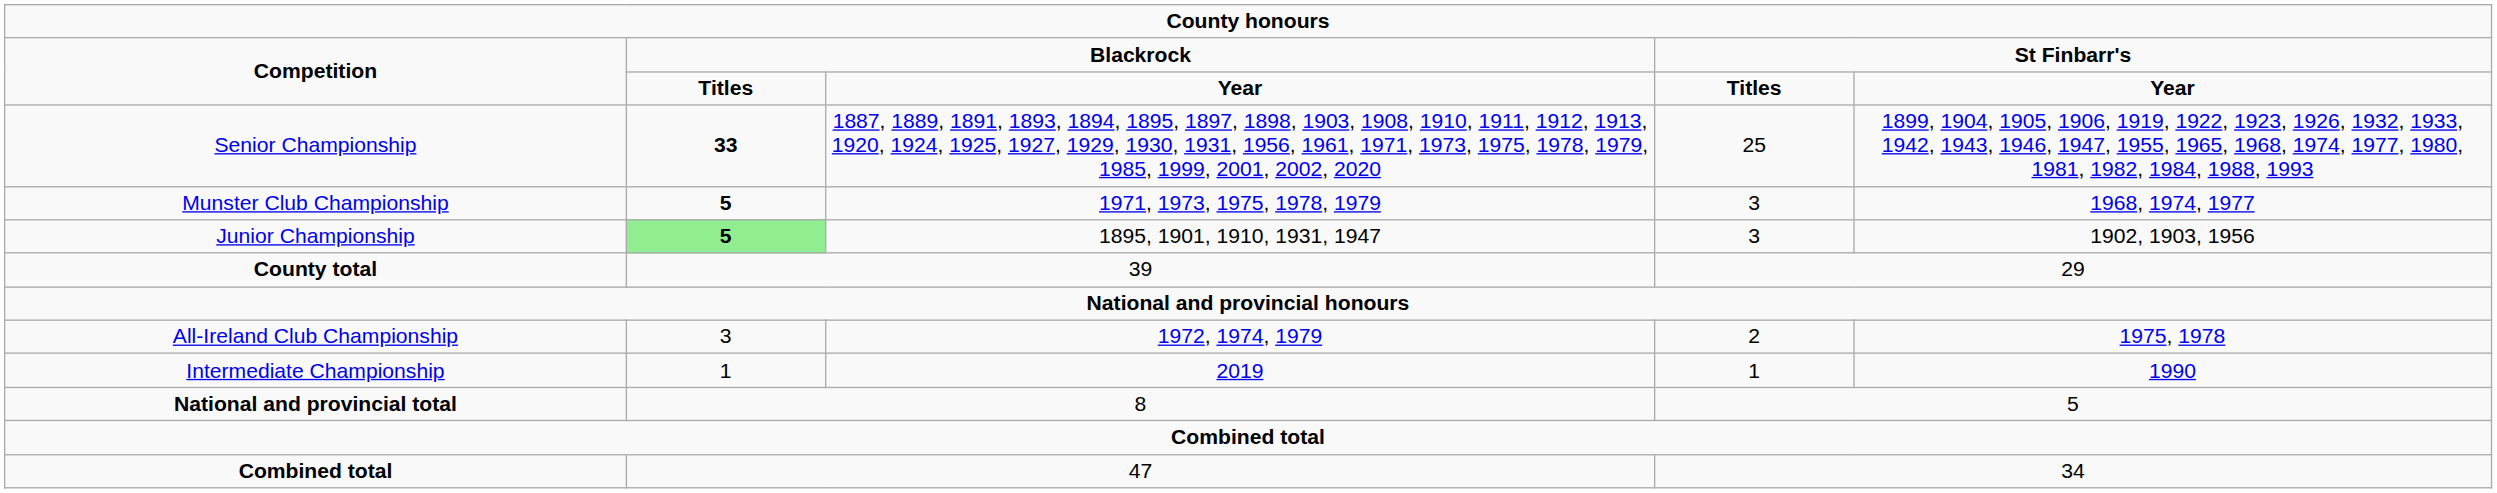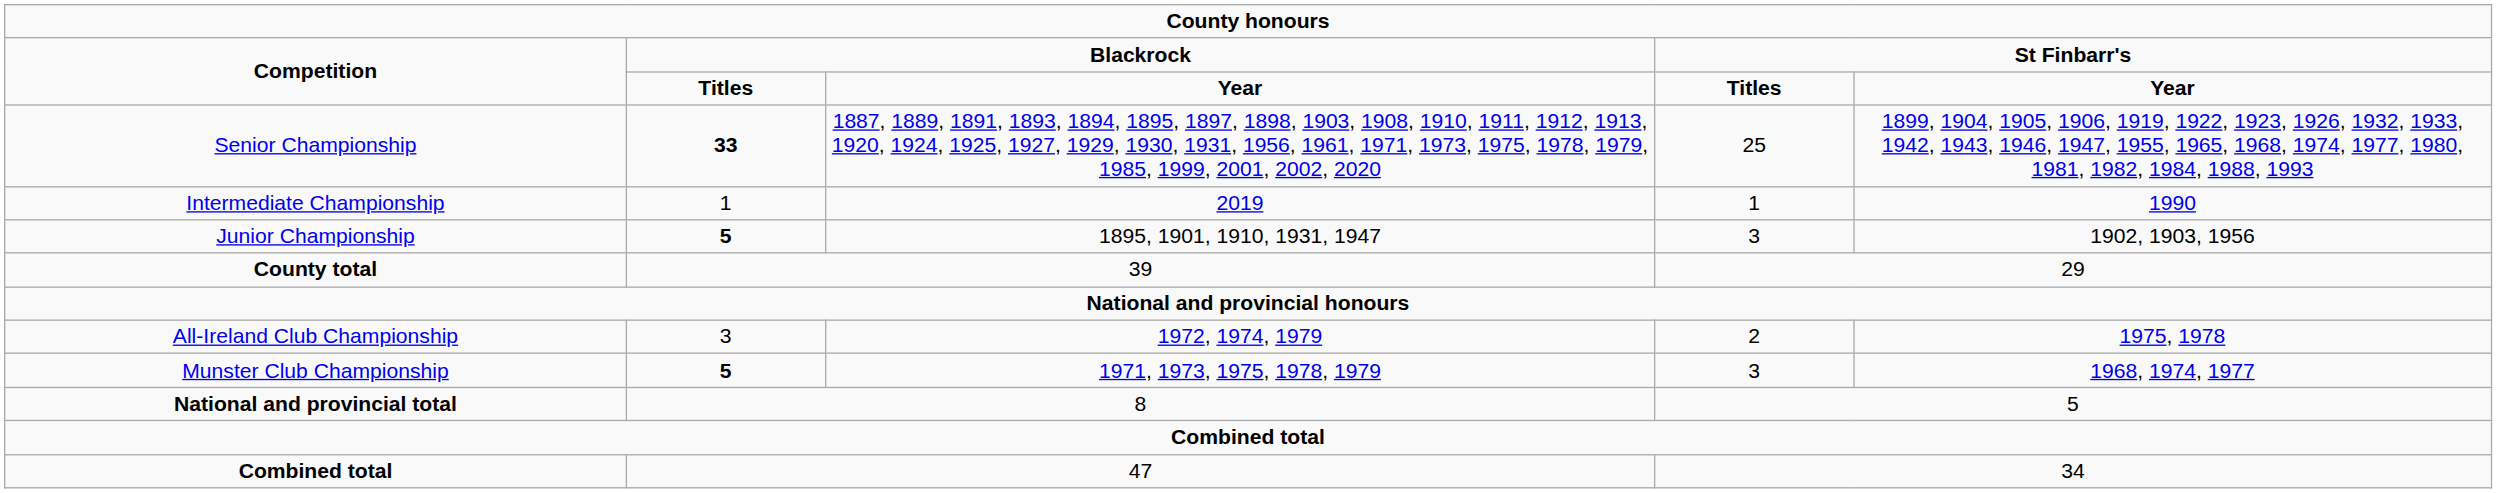rows swapped: (1240, 370) <-> (1240, 202)
(726, 236) lightgreen background -> (726, 236) no background
